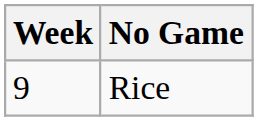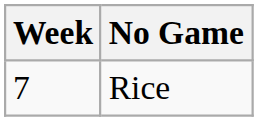(21, 87) 9 -> (21, 87) 7
